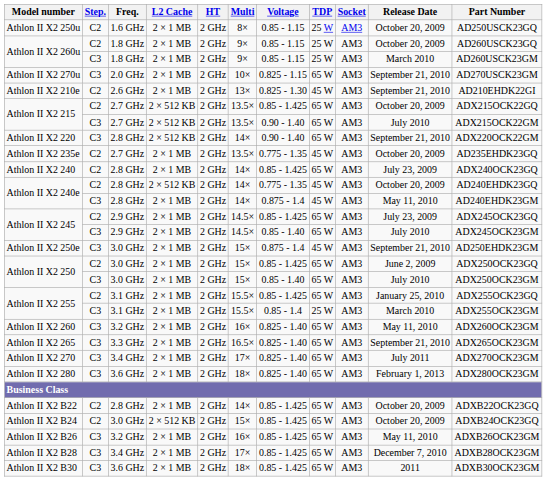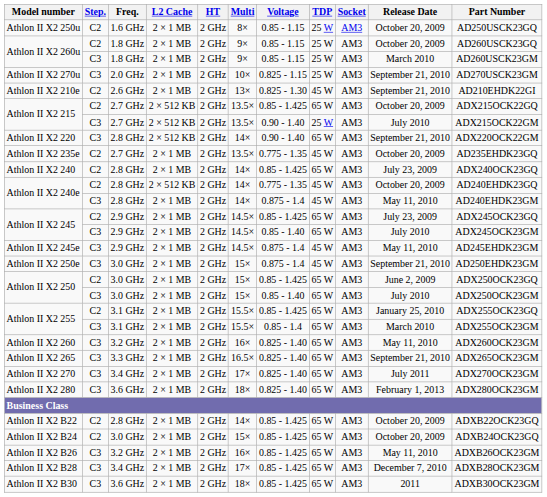(322, 75) 65 W -> (322, 75) 25 W
(322, 122) 65 W -> (322, 122) 25 W
+ row: (43, 248)
(322, 311) 25 W -> (322, 327) 65 W
(172, 421) 2 × 512 KB -> (172, 437) 2 × 1 MB
